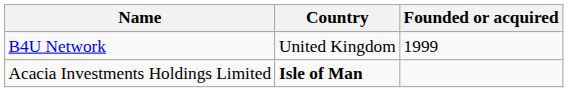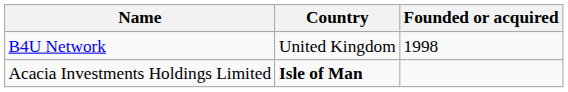(421, 45) 1999 -> (421, 45) 1998
